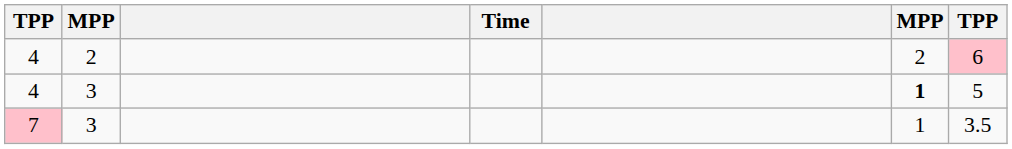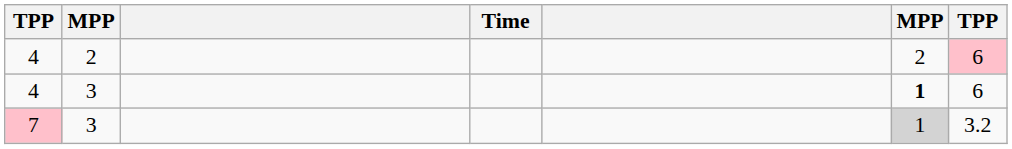(978, 90) 5 -> (978, 90) 6
(920, 125) no background -> (920, 125) lightgrey background
(978, 125) 3.5 -> (978, 125) 3.2
